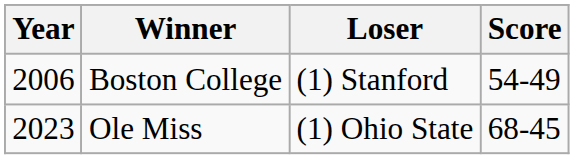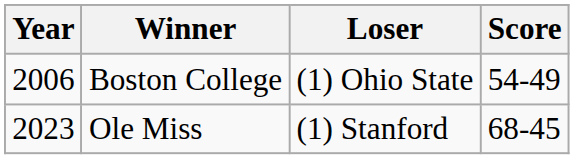(372, 78) (1) Stanford -> (385, 78) (1) Ohio State
(385, 128) (1) Ohio State -> (372, 128) (1) Stanford
